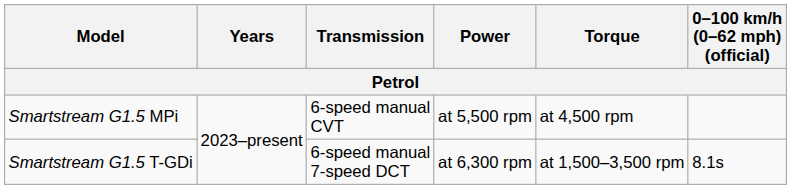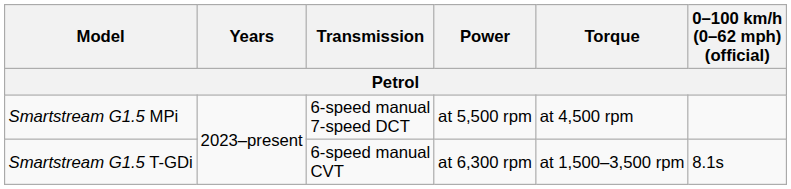(370, 117) 6-speed manual CVT -> (370, 117) 6-speed manual 7-speed DCT
(370, 162) 6-speed manual 7-speed DCT -> (370, 162) 6-speed manual CVT
